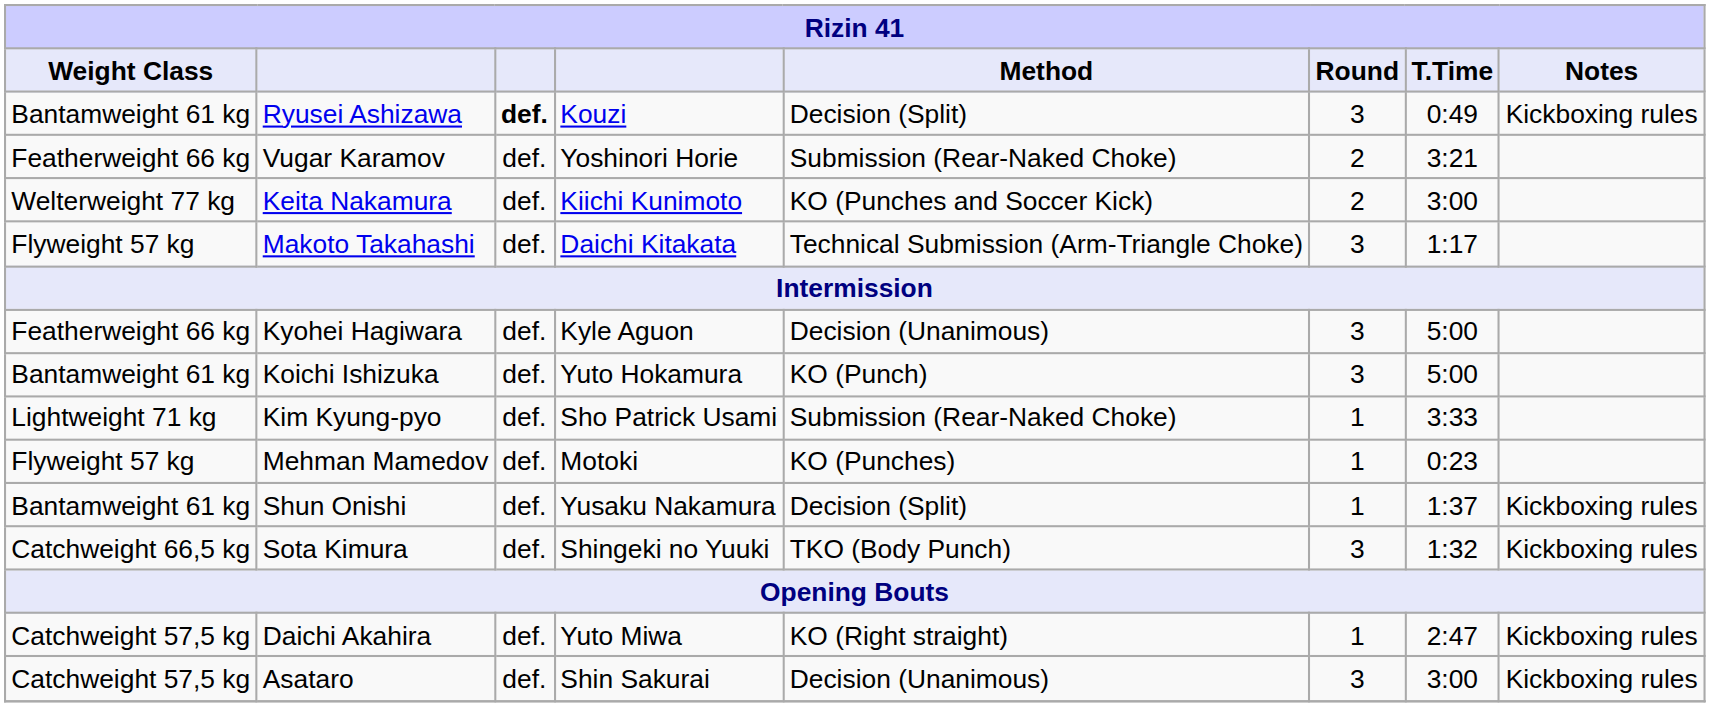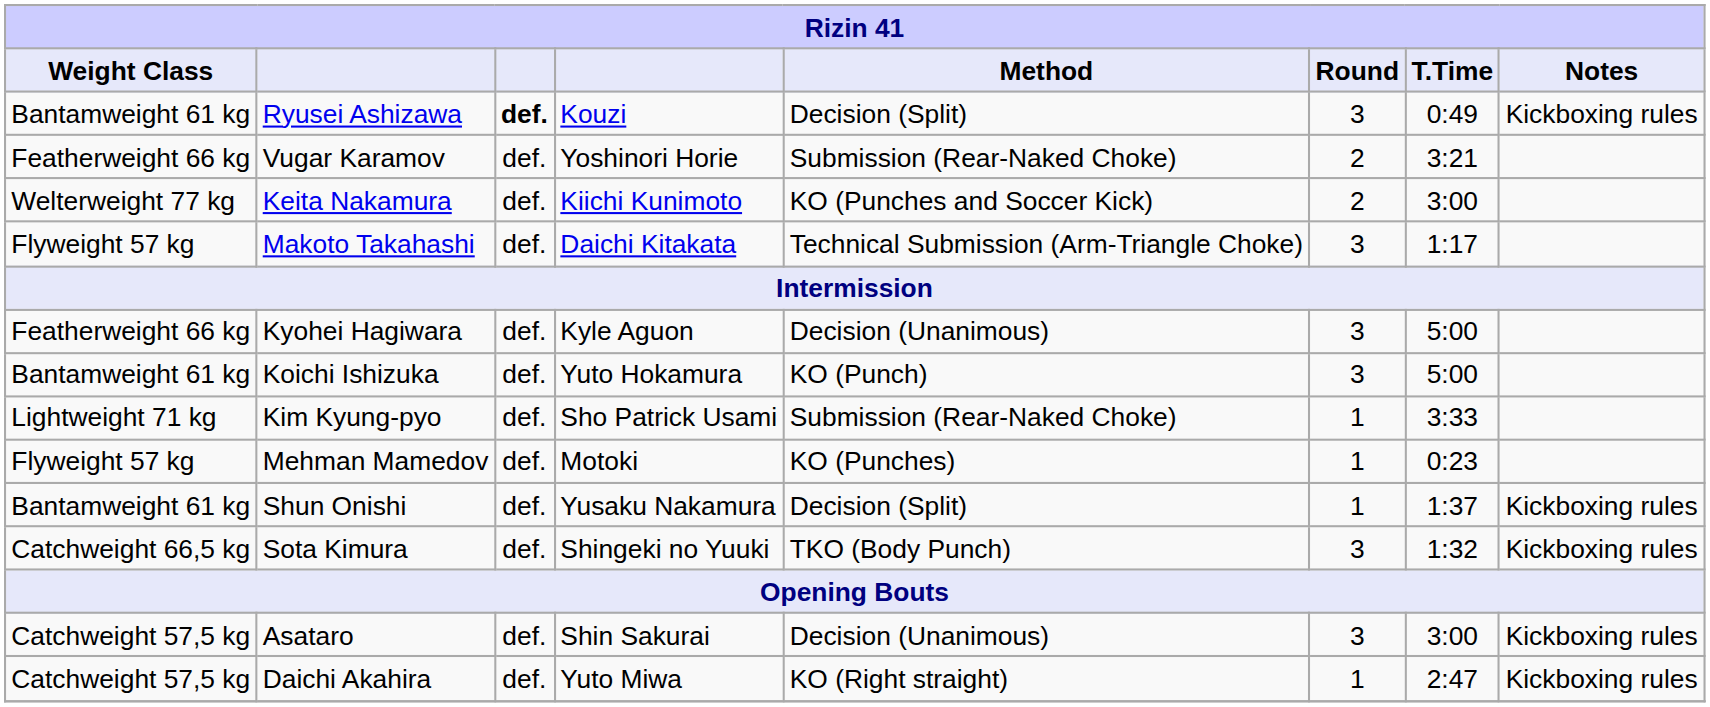rows swapped: (308, 678) <-> (347, 635)
